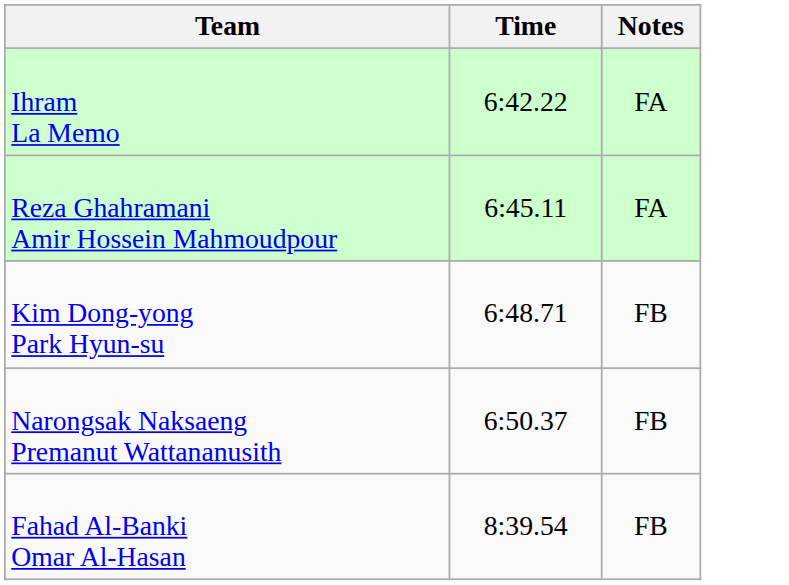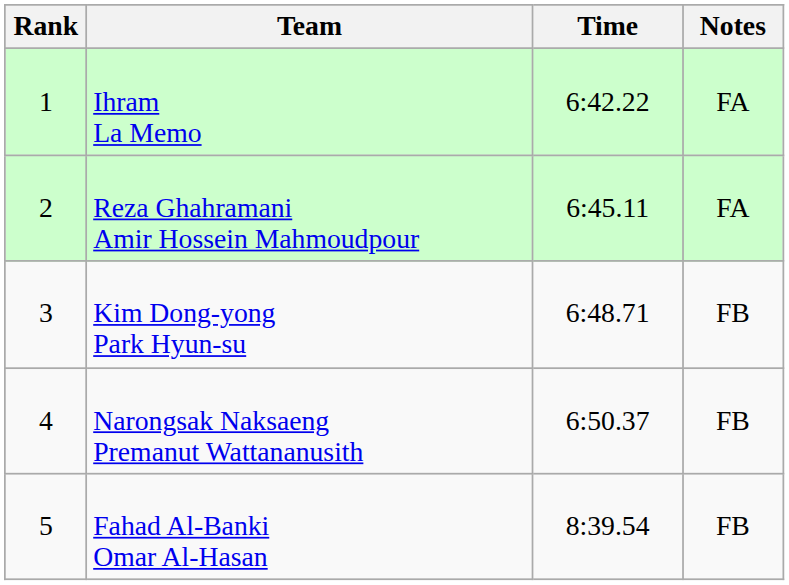+ column: (46, 26)
